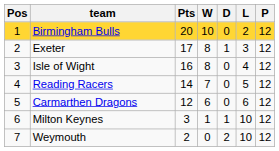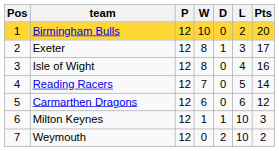columns swapped: (265, 13) <-> (187, 13)
